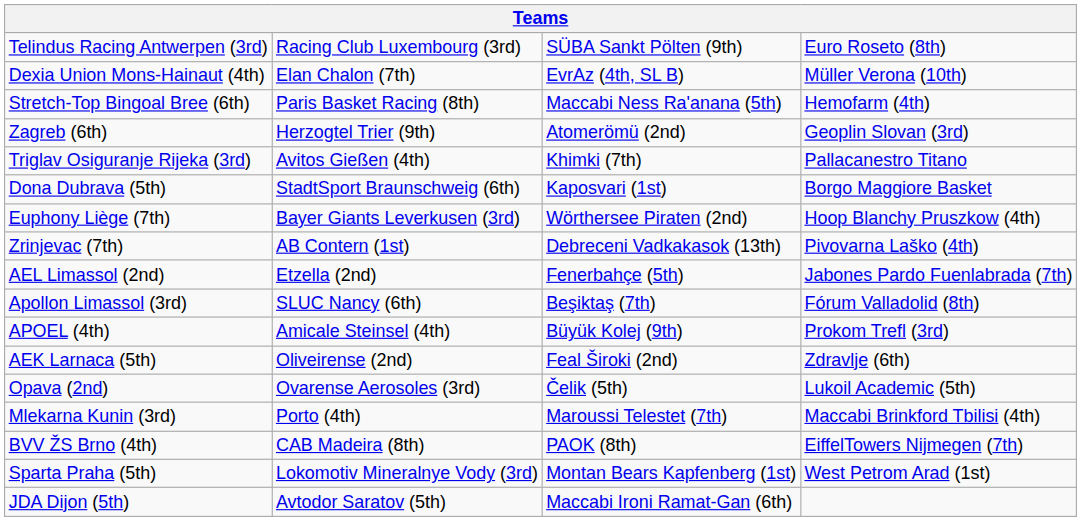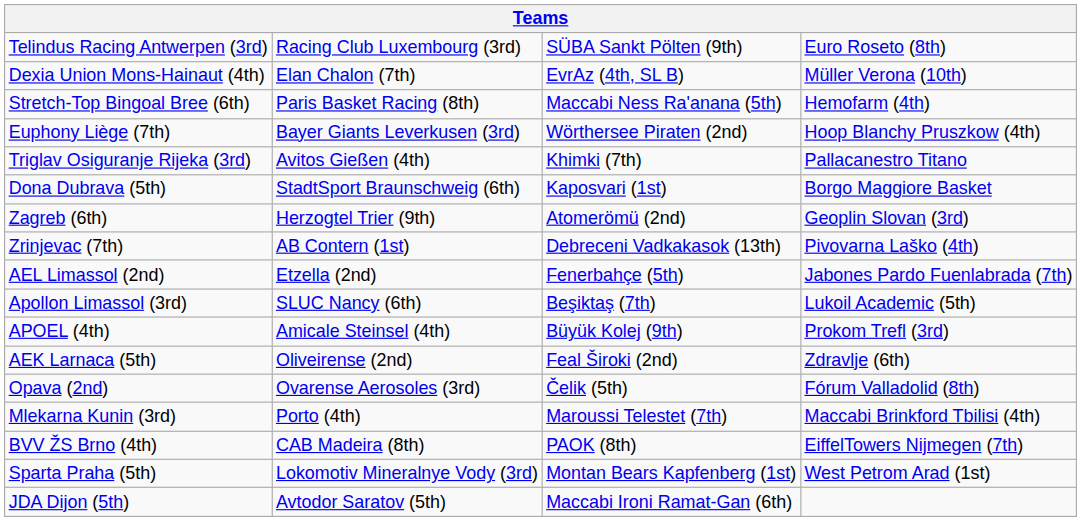rows swapped: (89, 217) <-> (58, 132)
(892, 302) Fórum Valladolid (8th) -> (890, 302) Lukoil Academic (5th)
(890, 388) Lukoil Academic (5th) -> (892, 388) Fórum Valladolid (8th)
